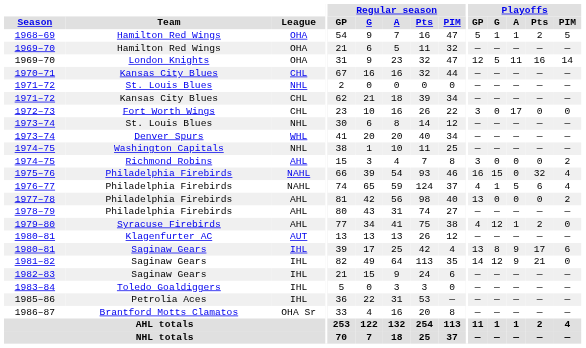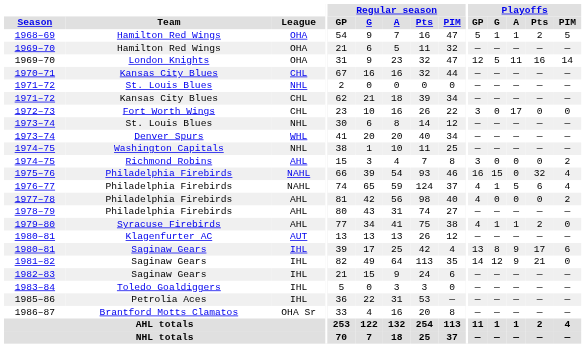(478, 199) 13 -> (478, 199) 4
(497, 224) 12 -> (497, 224) 1
